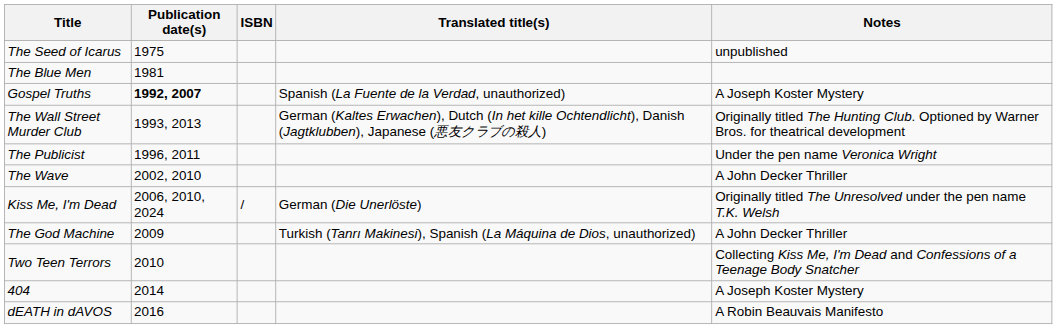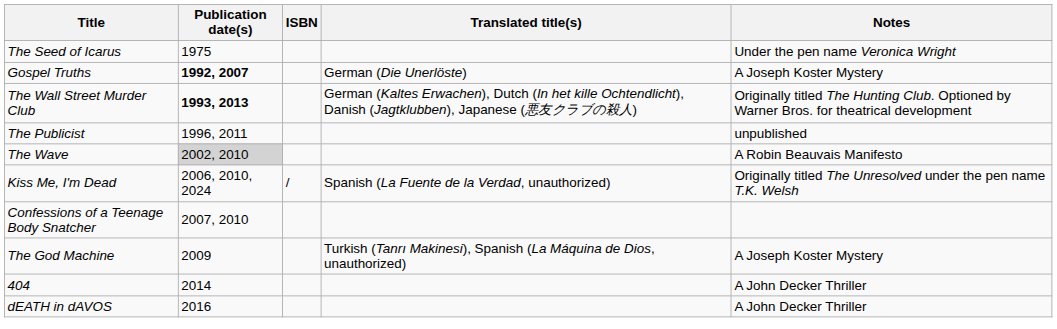(751, 51) unpublished -> (845, 51) Under the pen name Veronica Wright
- row: (49, 72)
(422, 94) Spanish (La Fuente de la Verdad, unauthorized) -> (395, 72) German (Die Unerlöste)
(168, 124) normal -> (215, 103) bold
(826, 154) Under the pen name Veronica Wright -> (771, 133) unpublished
(168, 175) no background -> (215, 154) lightgrey background
(781, 175) A John Decker Thriller -> (818, 154) A Robin Beauvais Manifesto
(350, 204) German (Die Unerlöste) -> (467, 183) Spanish (La Fuente de la Verdad, unauthorized)
+ row: (85, 219)
(781, 233) A John Decker Thriller -> (809, 256) A Joseph Koster Mystery
- row: (59, 262)
(789, 291) A Joseph Koster Mystery -> (800, 285) A John Decker Thriller
(799, 312) A Robin Beauvais Manifesto -> (800, 306) A John Decker Thriller
